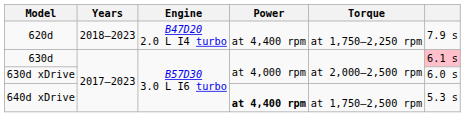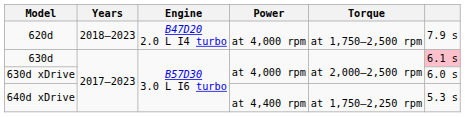(269, 41) at 4,400 rpm -> (269, 41) at 4,000 rpm
(366, 41) at 1,750–2,250 rpm -> (366, 41) at 1,750–2,500 rpm
(269, 103) bold -> (269, 103) normal
(366, 103) at 1,750–2,500 rpm -> (366, 103) at 1,750–2,250 rpm
